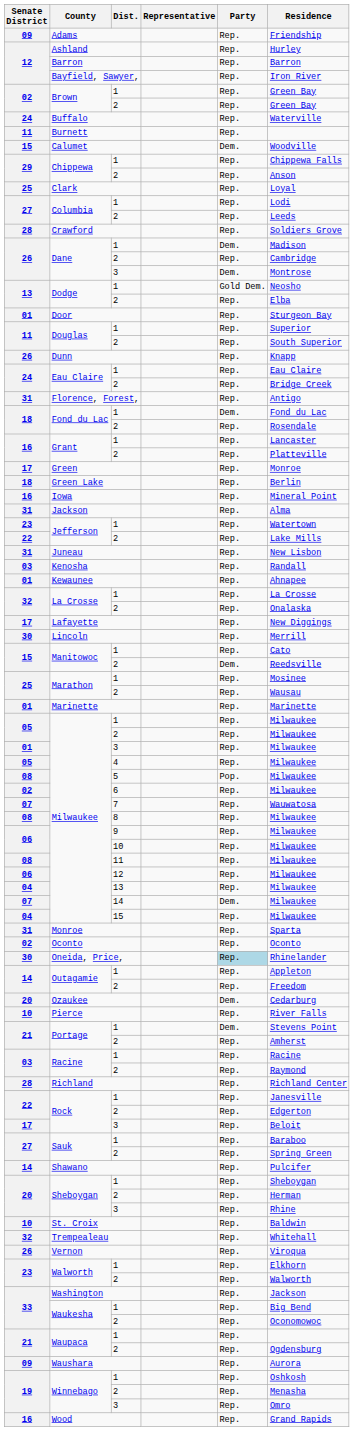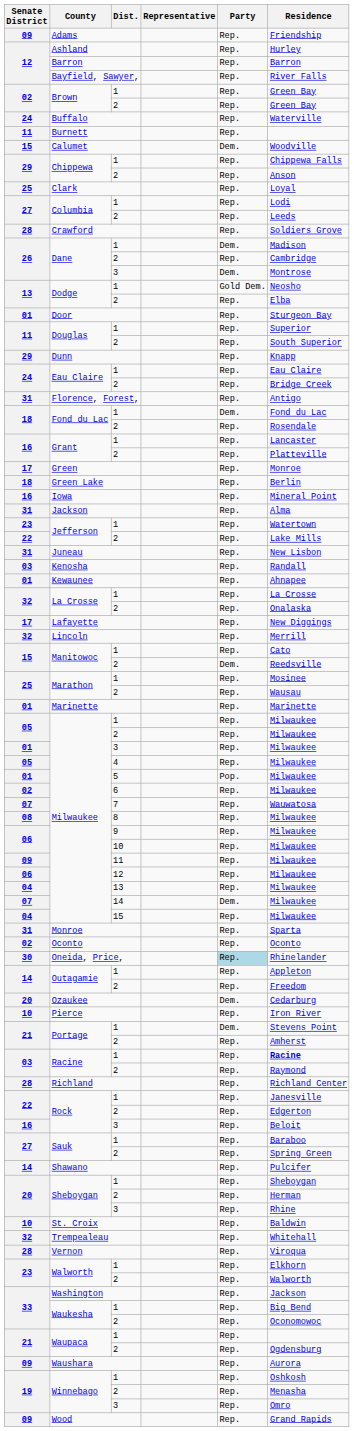(296, 77) Iron River -> (298, 77) River Falls
(27, 357) 26 -> (27, 357) 29
(27, 637) 30 -> (27, 637) 32
(27, 776) 08 -> (27, 776) 01
(27, 860) 08 -> (27, 860) 09
(298, 1014) River Falls -> (296, 1014) Iron River
(285, 1056) normal -> (285, 1056) bold
(27, 1126) 17 -> (27, 1126) 16
(27, 1252) 26 -> (27, 1252) 28
(27, 1420) 16 -> (27, 1420) 09
